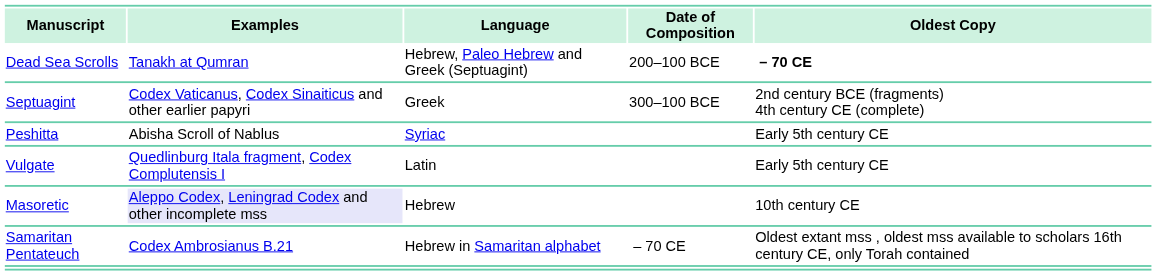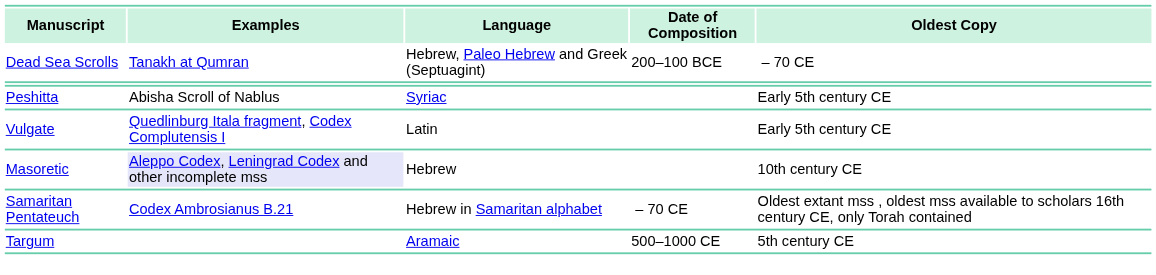(784, 62) bold -> (786, 62) normal
- row: (41, 102)
+ row: (30, 241)
